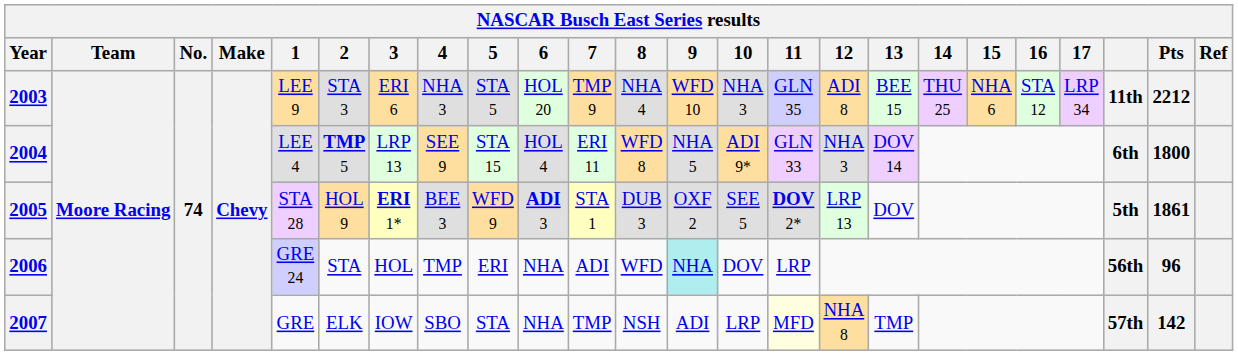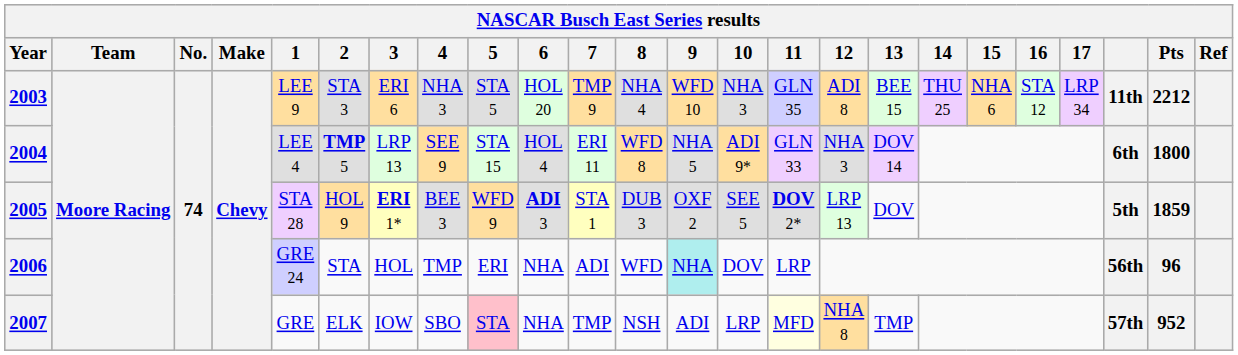(1171, 210) 1861 -> (1171, 210) 1859
(493, 322) no background -> (493, 322) pink background
(1171, 322) 142 -> (1171, 322) 952
